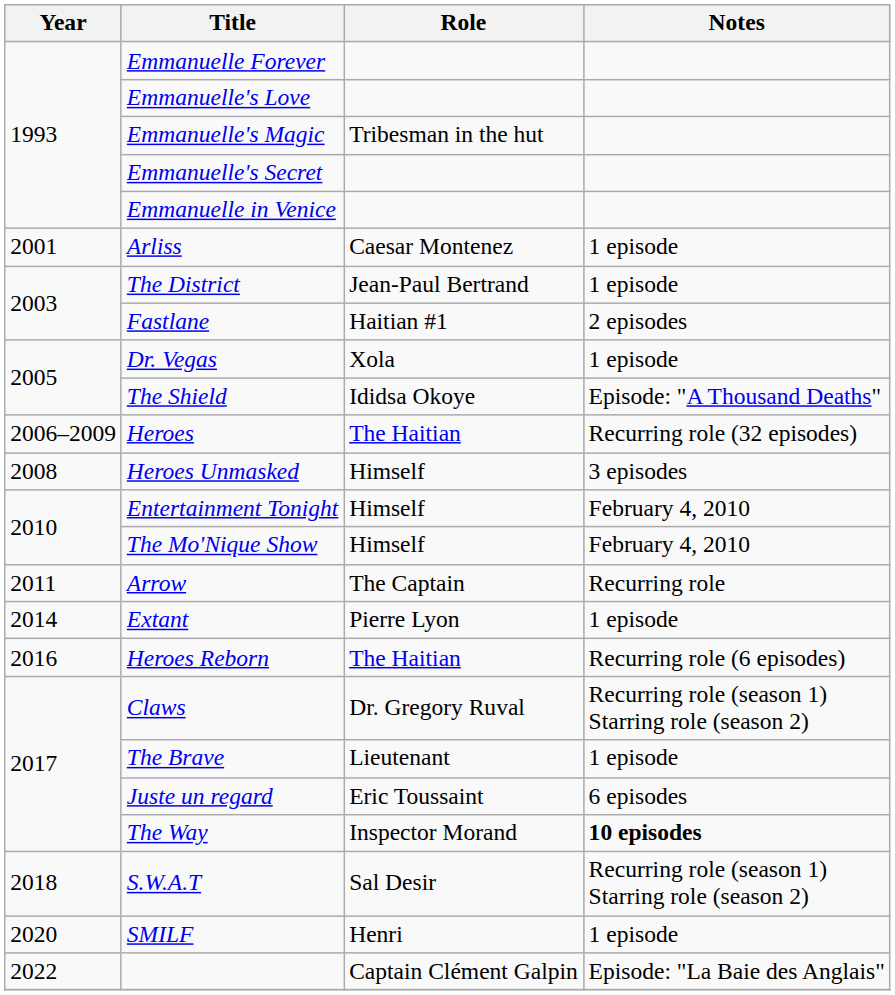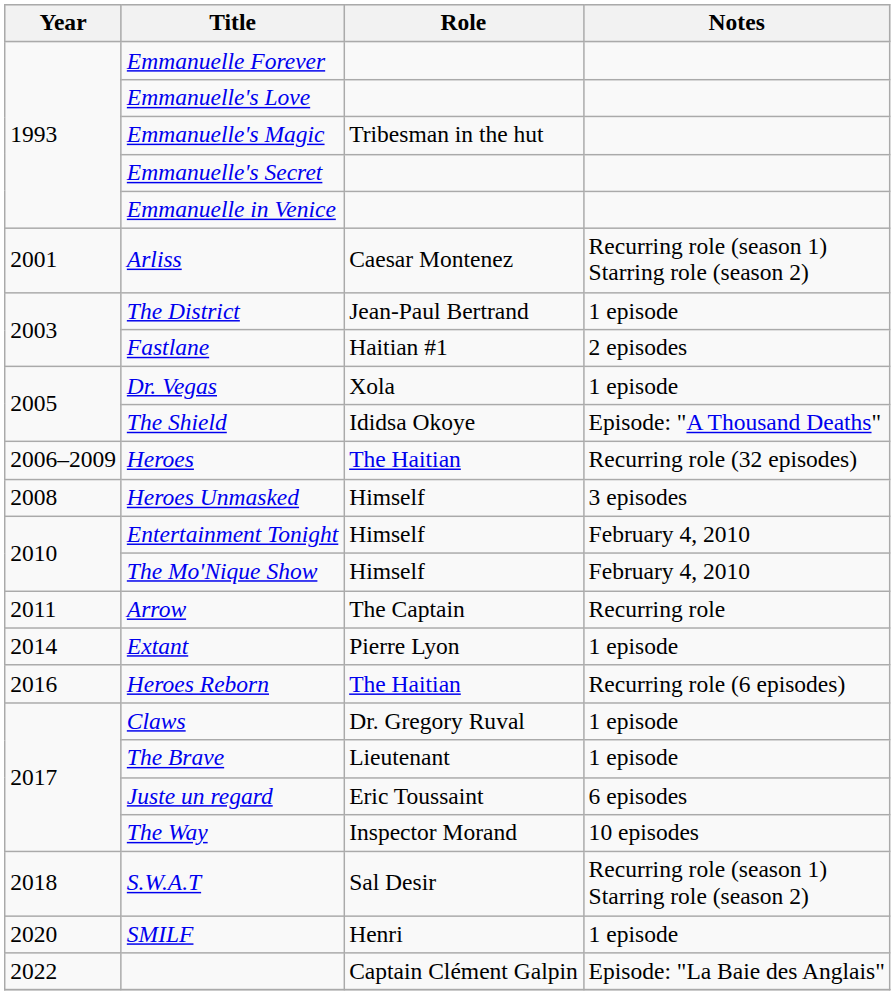(633, 246) 1 episode -> (708, 260) Recurring role (season 1) Starring role (season 2)
(708, 707) Recurring role (season 1) Starring role (season 2) -> (633, 721) 1 episode
(645, 832) bold -> (644, 832) normal
